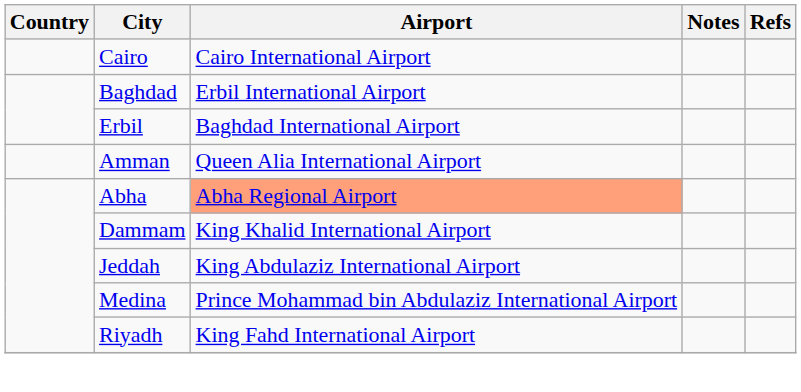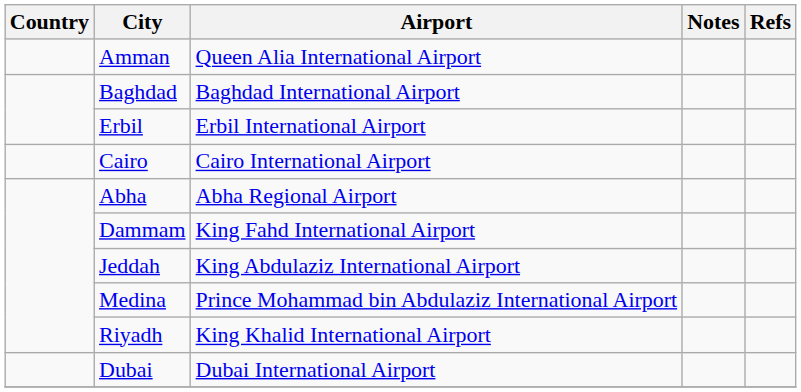rows swapped: (123, 56) <-> (134, 160)
(311, 91) Erbil International Airport -> (328, 91) Baghdad International Airport
(328, 126) Baghdad International Airport -> (311, 126) Erbil International Airport
(296, 195) lightsalmon background -> (296, 195) no background
(343, 230) King Khalid International Airport -> (335, 230) King Fahd International Airport
(335, 334) King Fahd International Airport -> (343, 334) King Khalid International Airport
+ row: (126, 369)
